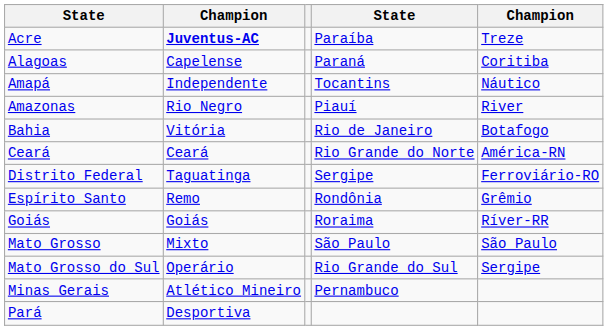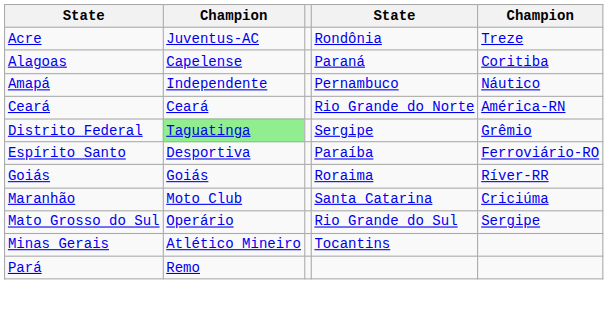(213, 39) bold -> (213, 39) normal
(344, 39) Paraíba -> (348, 39) Rondônia
(352, 85) Tocantins -> (357, 85) Pernambuco
- row: (42, 108)
- row: (29, 130)
(208, 176) no background -> (208, 130) lightgreen background
(540, 176) Ferroviário-RO -> (506, 130) Grêmio
(183, 199) Remo -> (208, 153) Desportiva
(348, 199) Rondônia -> (344, 153) Paraíba
(506, 199) Grêmio -> (540, 153) Ferroviário-RO
+ row: (42, 199)
- row: (54, 245)
(357, 291) Pernambuco -> (352, 245) Tocantins
(208, 313) Desportiva -> (183, 268) Remo
